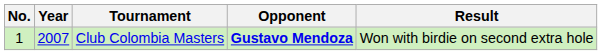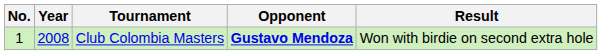(53, 39) 2007 -> (53, 39) 2008
